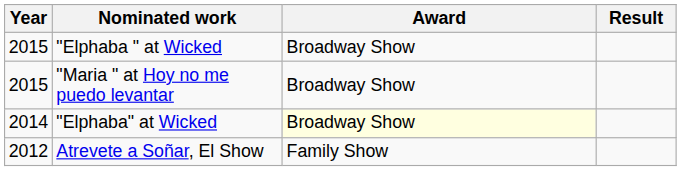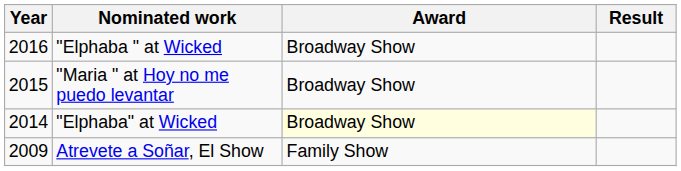(28, 46) 2015 -> (28, 46) 2016
(28, 151) 2012 -> (28, 151) 2009
